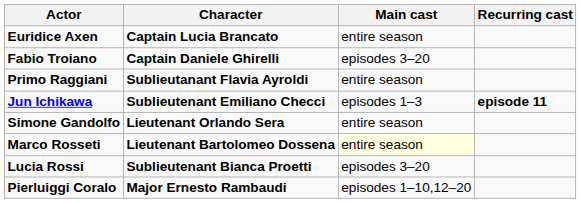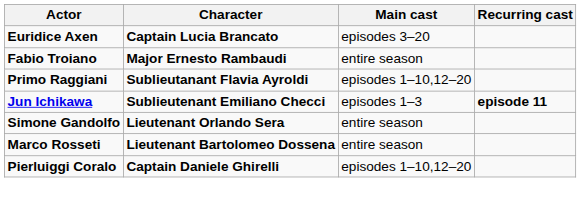(382, 36) entire season -> (385, 36) episodes 3–20
(203, 58) Captain Daniele Ghirelli -> (207, 58) Major Ernesto Rambaudi
(385, 58) episodes 3–20 -> (382, 58) entire season
(382, 79) entire season -> (406, 79) episodes 1–10,12–20
(382, 144) lightyellow background -> (382, 144) no background
- row: (46, 166)
(207, 187) Major Ernesto Rambaudi -> (203, 166) Captain Daniele Ghirelli
